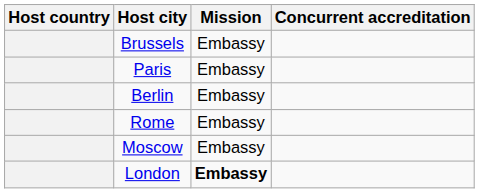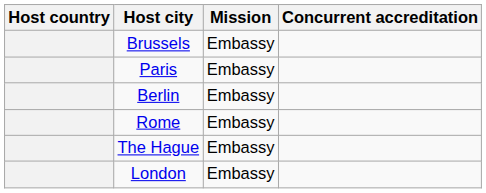+ row: (158, 148)
- row: (152, 148)
(231, 174) bold -> (241, 174) normal
